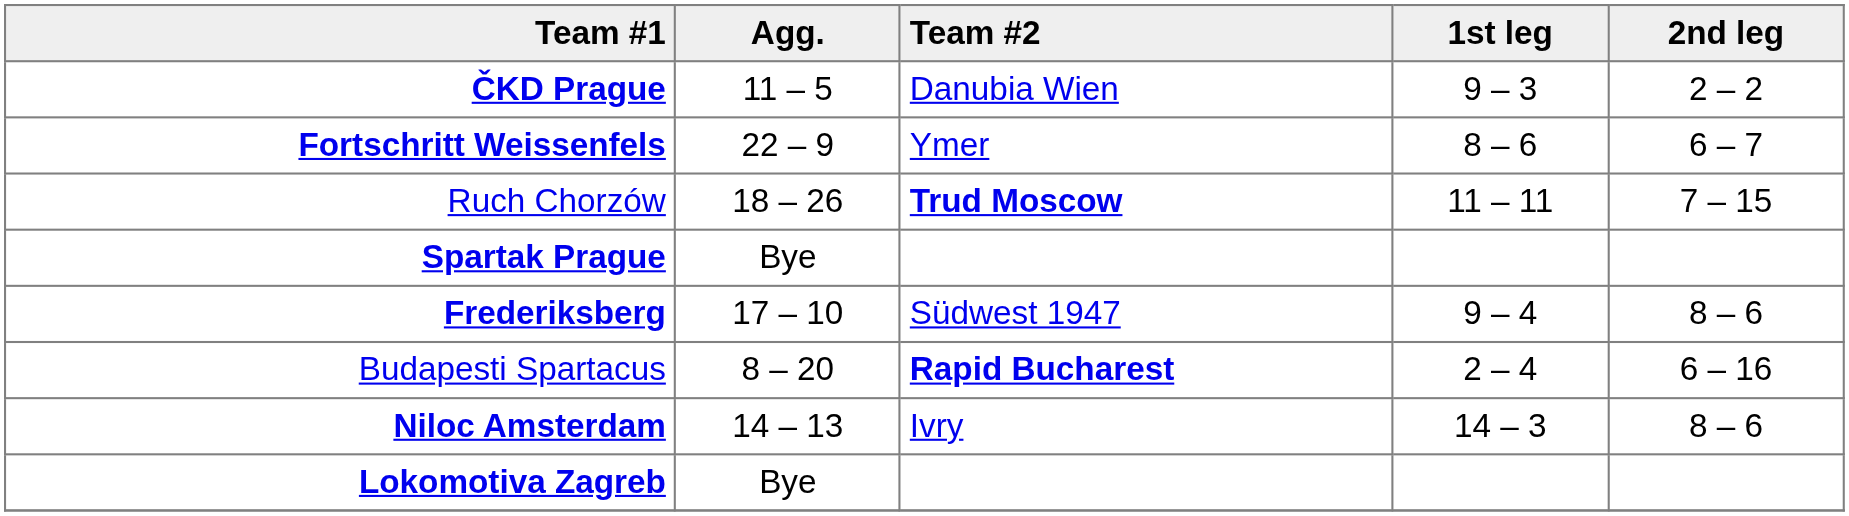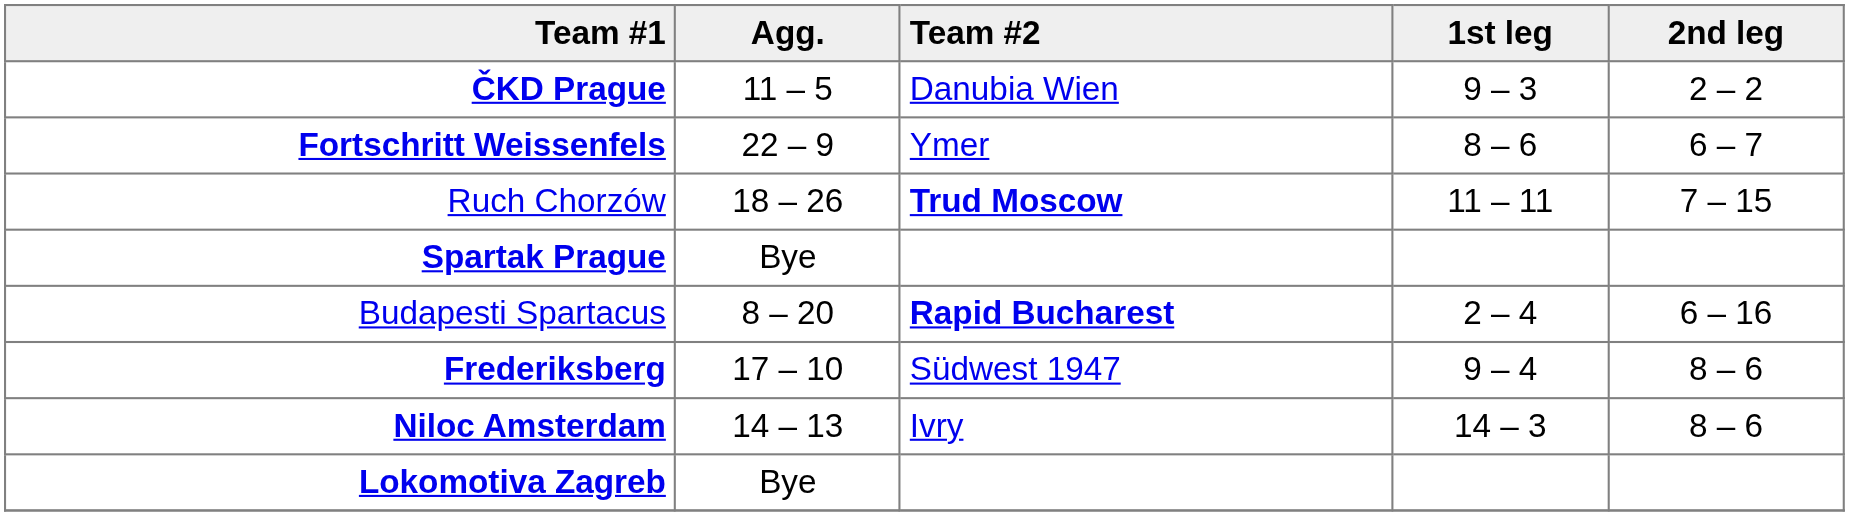rows swapped: (555, 313) <-> (512, 369)
